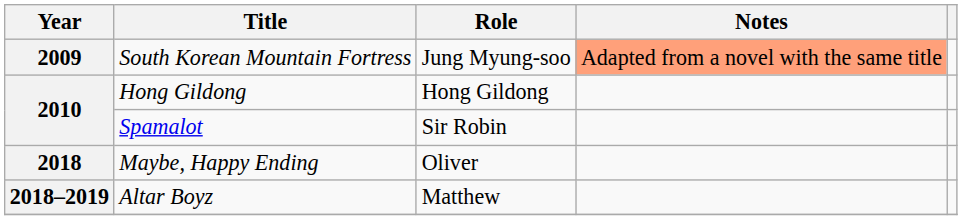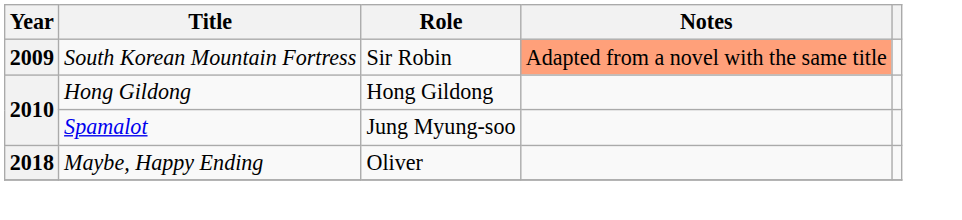(496, 57) Jung Myung-soo -> (409, 57) Sir Robin
(464, 127) Sir Robin -> (441, 127) Jung Myung-soo
- row: (166, 197)
